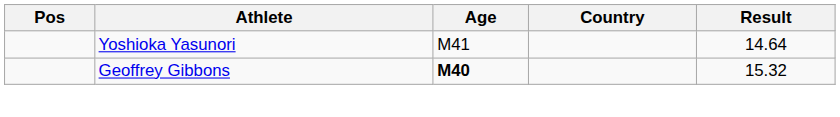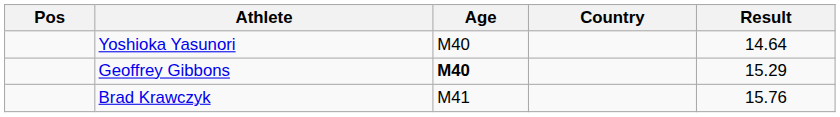(454, 44) M41 -> (454, 44) M40
(766, 71) 15.32 -> (766, 71) 15.29
+ row: (155, 97)
